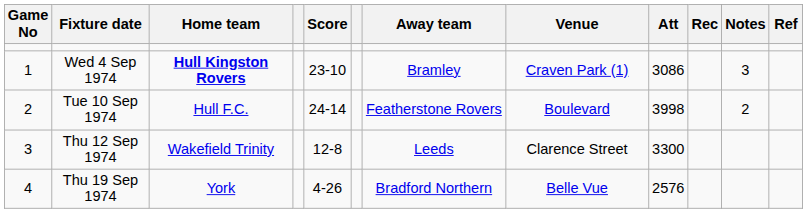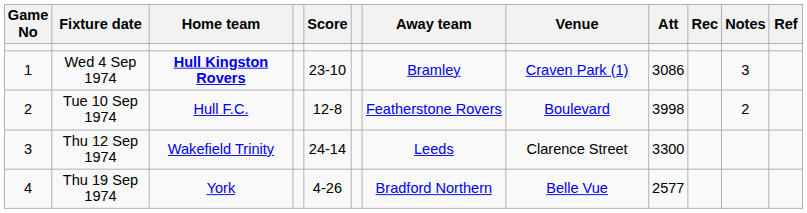(327, 109) 24-14 -> (327, 109) 12-8
(327, 149) 12-8 -> (327, 149) 24-14
(668, 188) 2576 -> (668, 188) 2577
